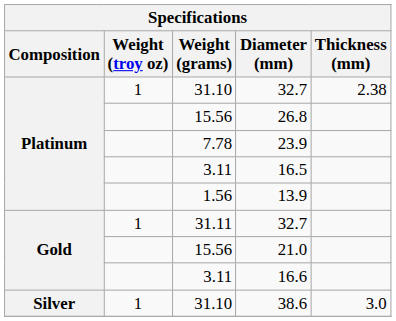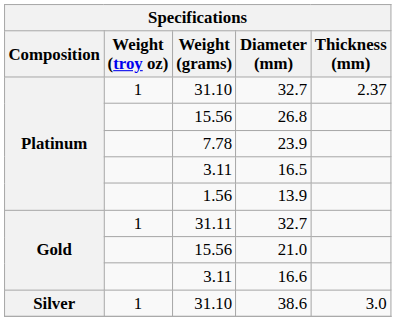(372, 90) 2.38 -> (372, 90) 2.37
